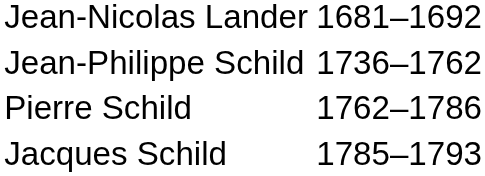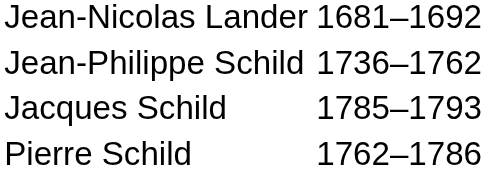rows swapped: (98, 108) <-> (116, 153)
